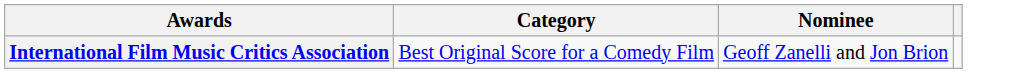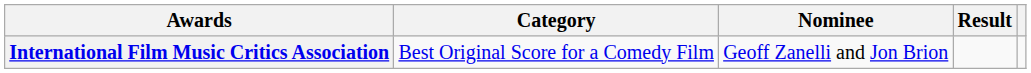+ column: (985, 20)
